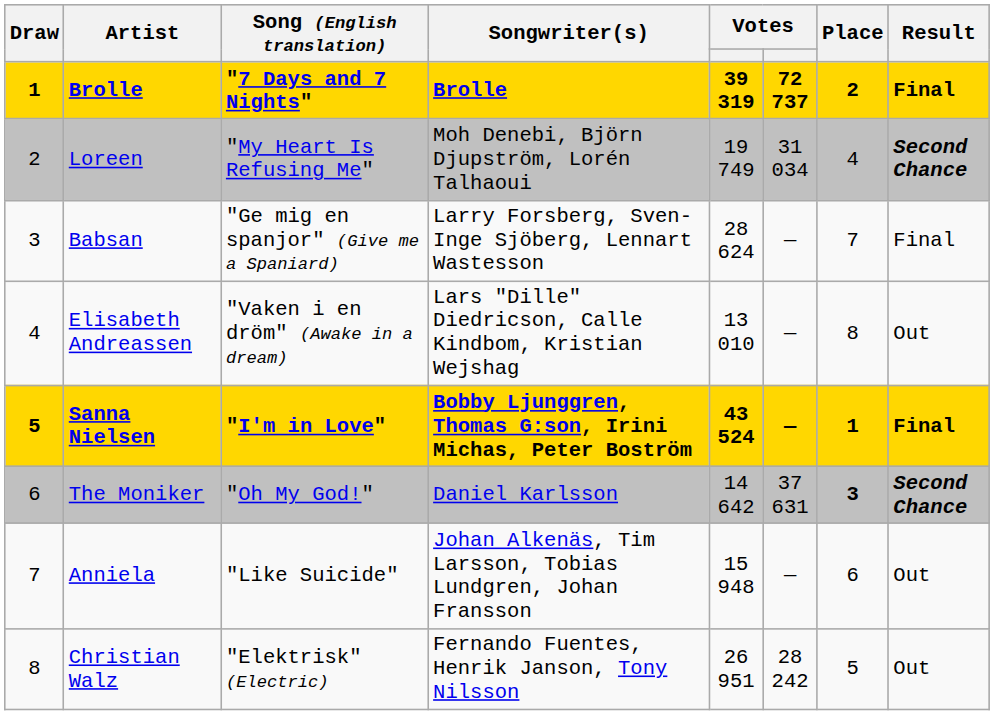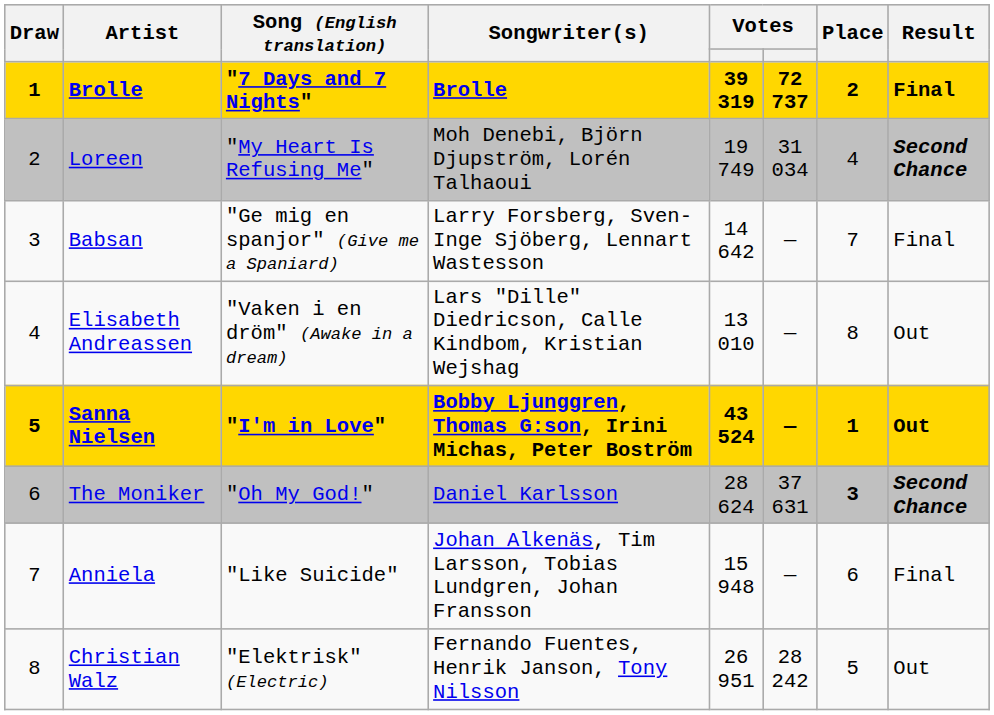(736, 240) 28 624 -> (736, 240) 14 642
(924, 426) Final -> (912, 426) Out
(736, 495) 14 642 -> (736, 495) 28 624
(912, 576) Out -> (924, 576) Final
